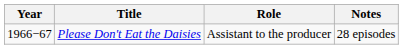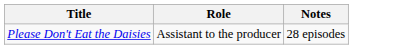- column: (30, 14)
